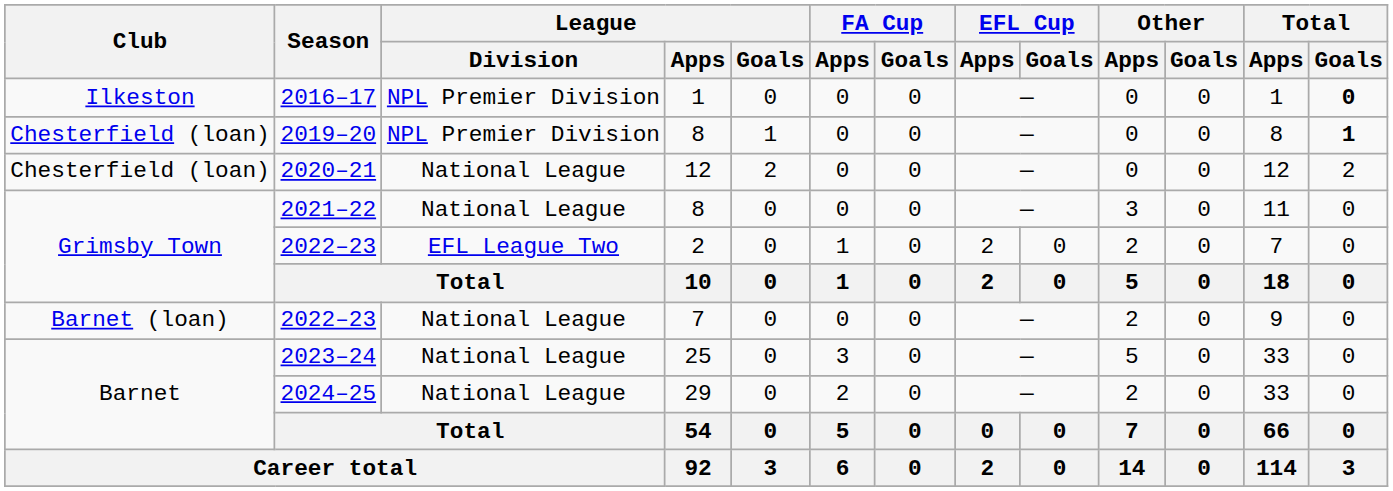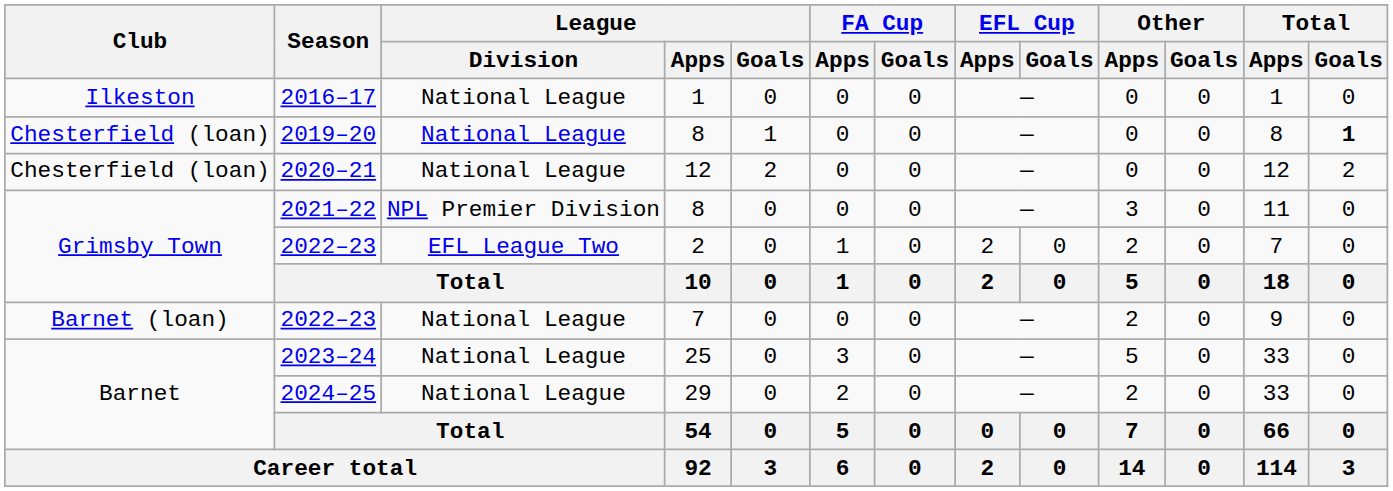(523, 98) NPL Premier Division -> (523, 98) National League
(1349, 98) bold -> (1349, 98) normal
(523, 135) NPL Premier Division -> (523, 135) National League
(523, 209) National League -> (523, 209) NPL Premier Division
